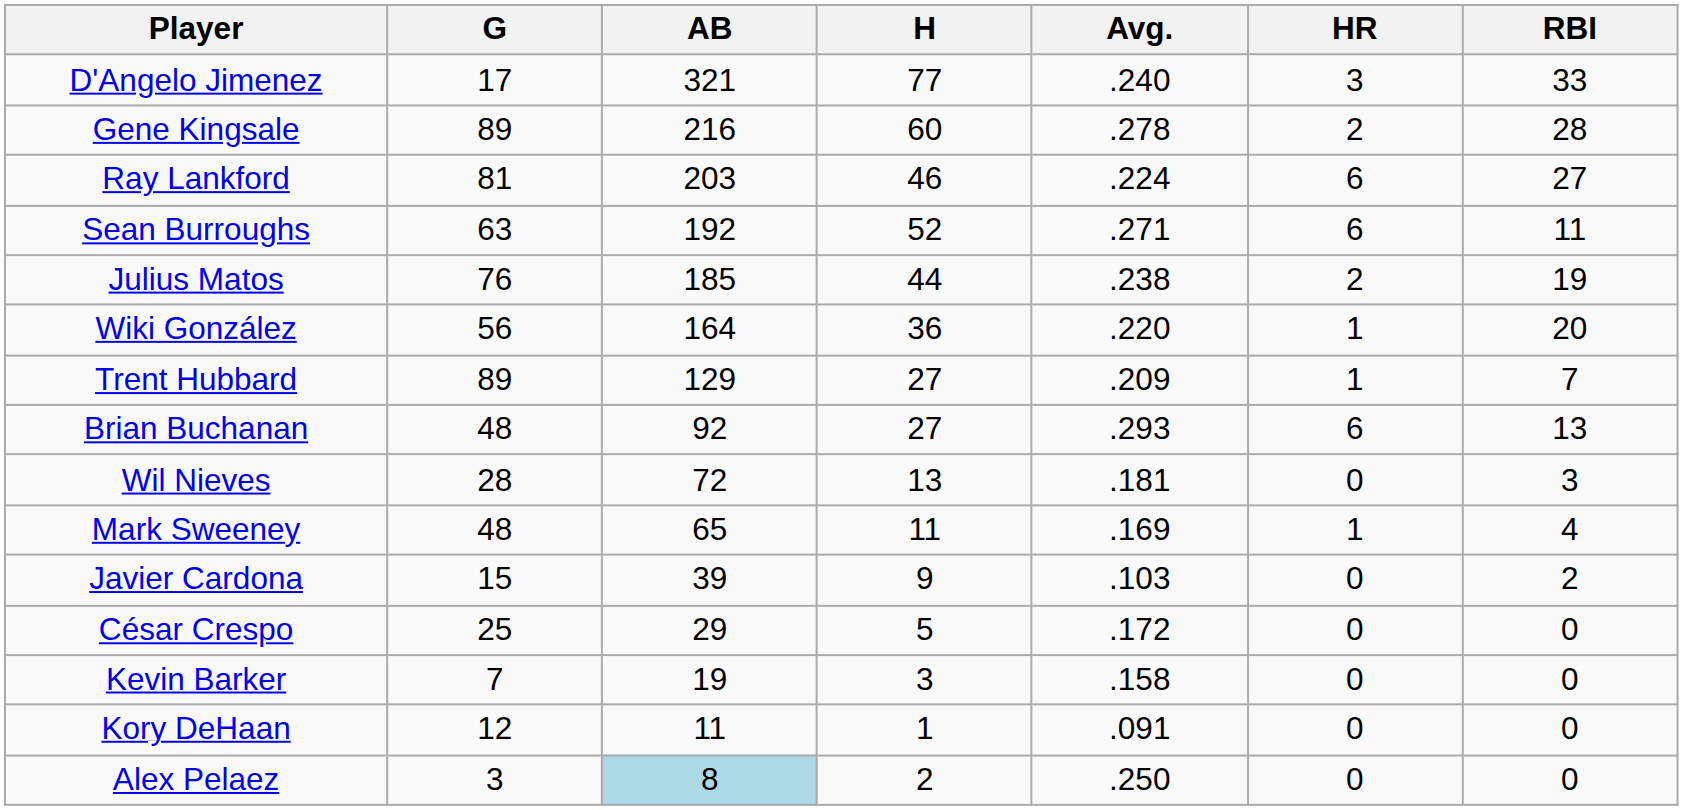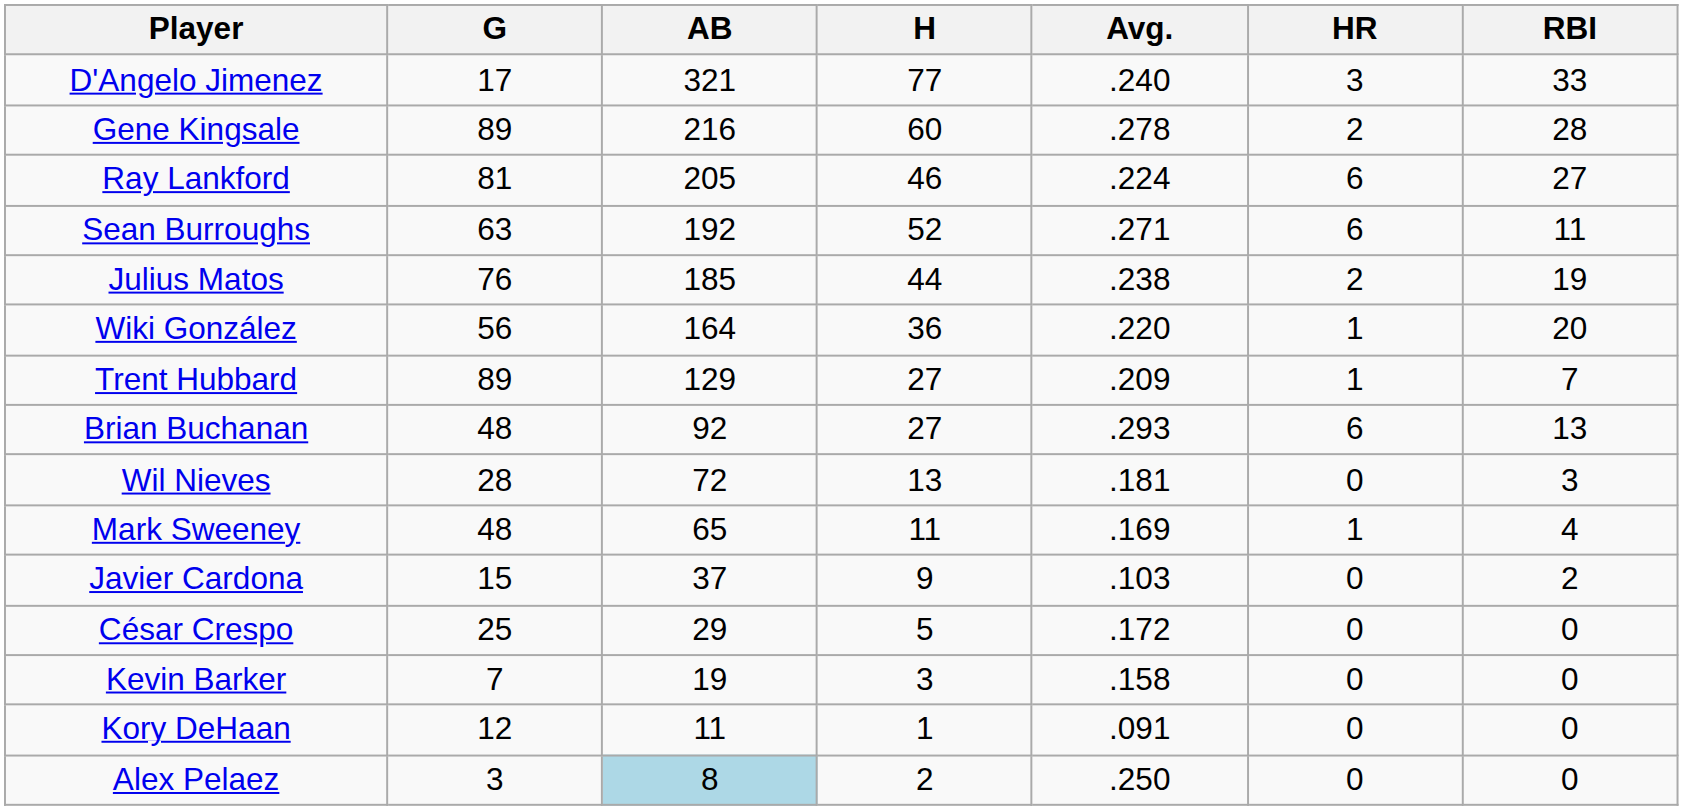(710, 179) 203 -> (710, 179) 205
(710, 579) 39 -> (710, 579) 37
